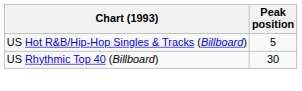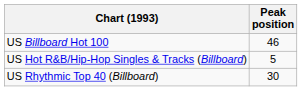+ row: (58, 42)
